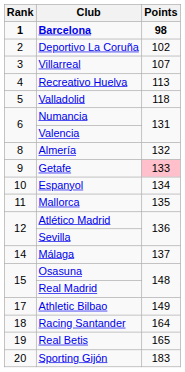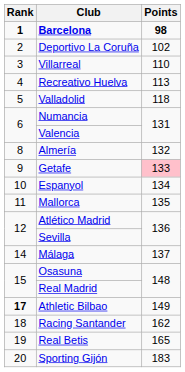(161, 64) 107 -> (161, 64) 110
(20, 306) normal -> (20, 306) bold
(161, 323) 164 -> (161, 323) 162
